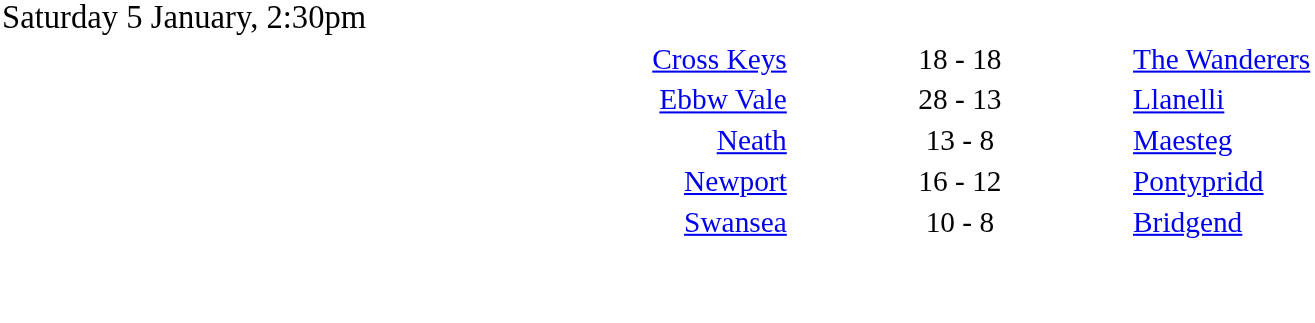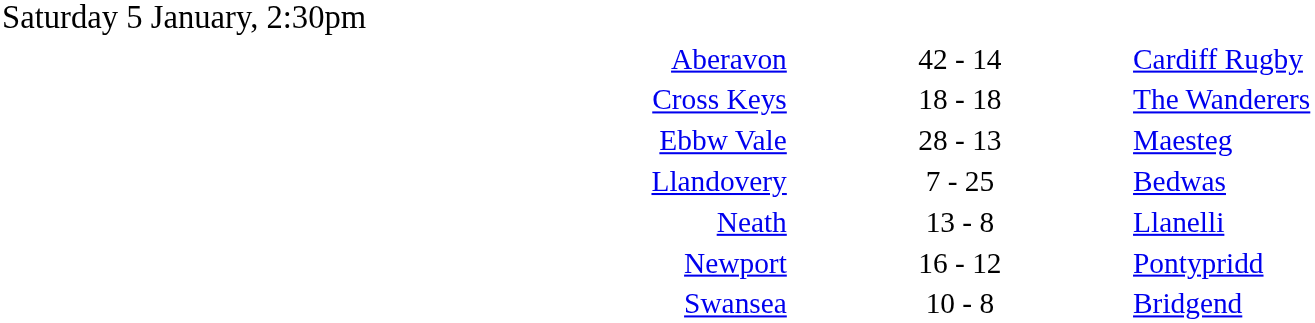+ row: (729, 58)
(1179, 99) Llanelli -> (1183, 140) Maesteg
+ row: (719, 181)
(1183, 140) Maesteg -> (1179, 222) Llanelli
